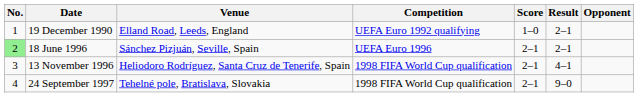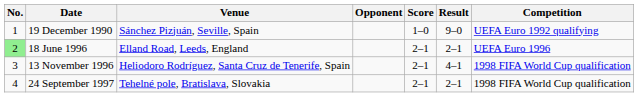columns swapped: (607, 13) <-> (434, 13)
(184, 30) Elland Road, Leeds, England -> (189, 30) Sánchez Pizjuán, Seville, Spain
(563, 30) 2–1 -> (454, 30) 9–0
(189, 48) Sánchez Pizjuán, Seville, Spain -> (184, 48) Elland Road, Leeds, England
(563, 83) 9–0 -> (454, 83) 2–1
